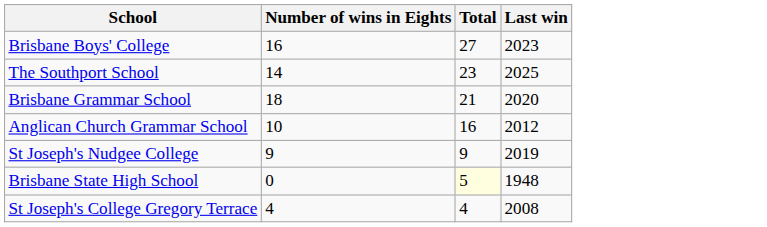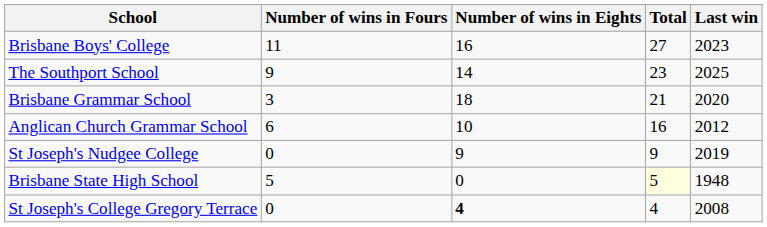+ column: (356, 18)
(269, 208) normal -> (460, 208) bold
